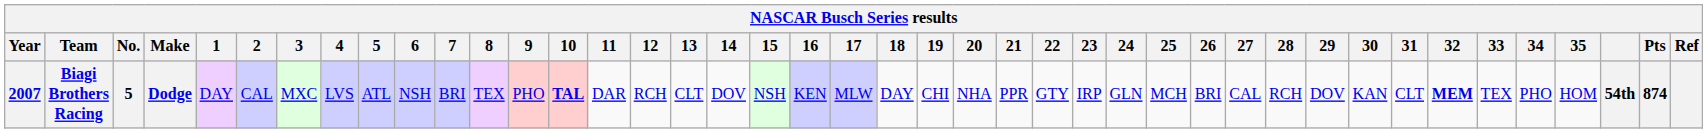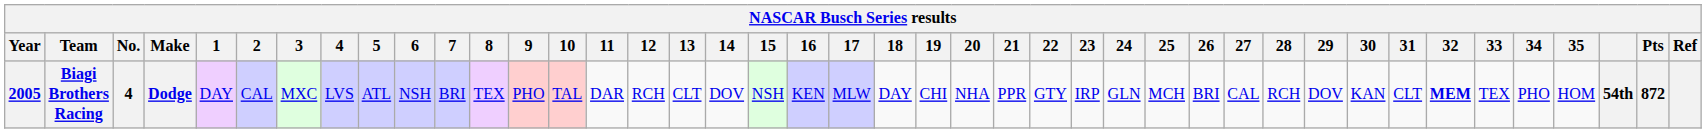(25, 94) 2007 -> (25, 94) 2005
(128, 94) 5 -> (128, 94) 4
(568, 94) bold -> (567, 94) normal
(1655, 94) 874 -> (1653, 94) 872
